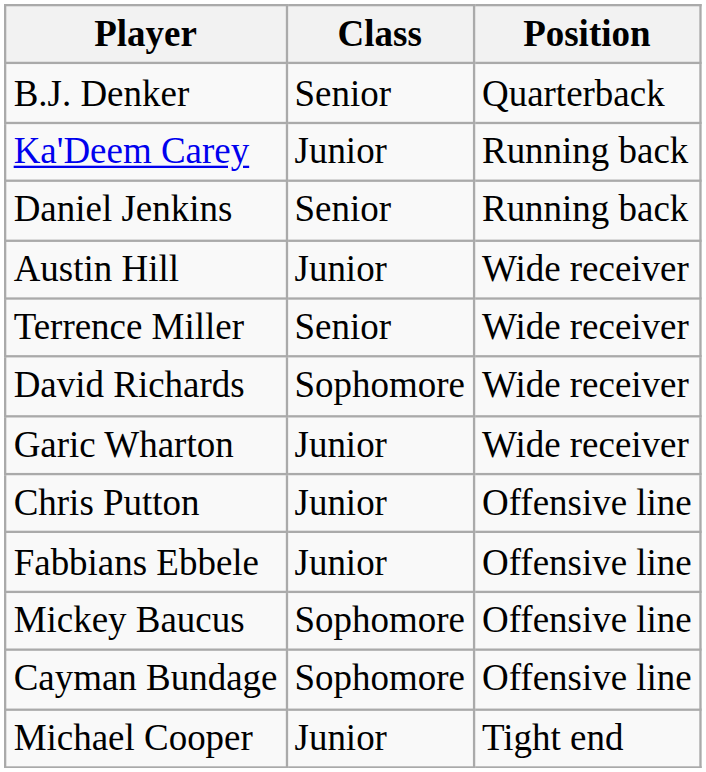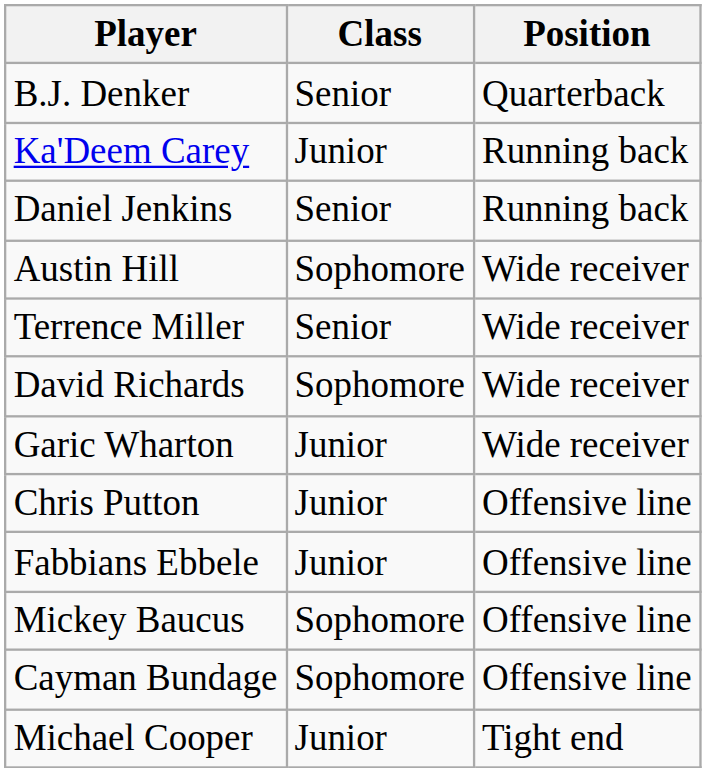(341, 268) Junior -> (380, 268) Sophomore
